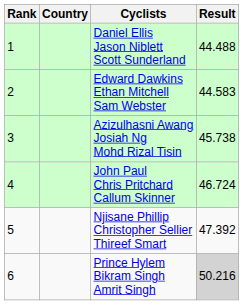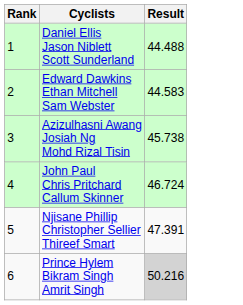- column: (65, 14)
(217, 230) 47.392 -> (166, 230) 47.391
